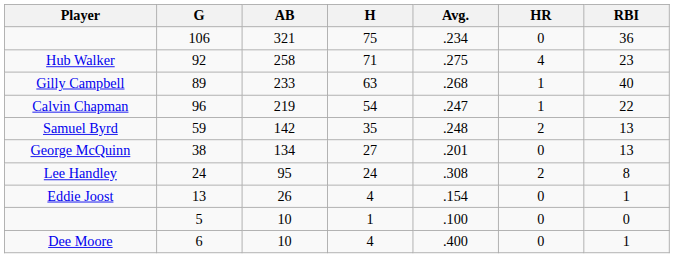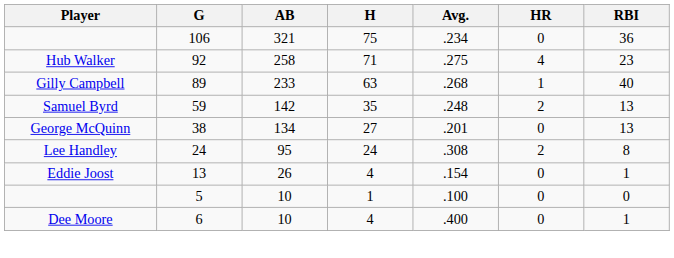- row: (80, 106)
